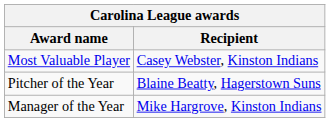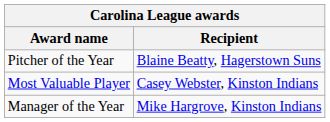rows swapped: (69, 60) <-> (61, 83)
